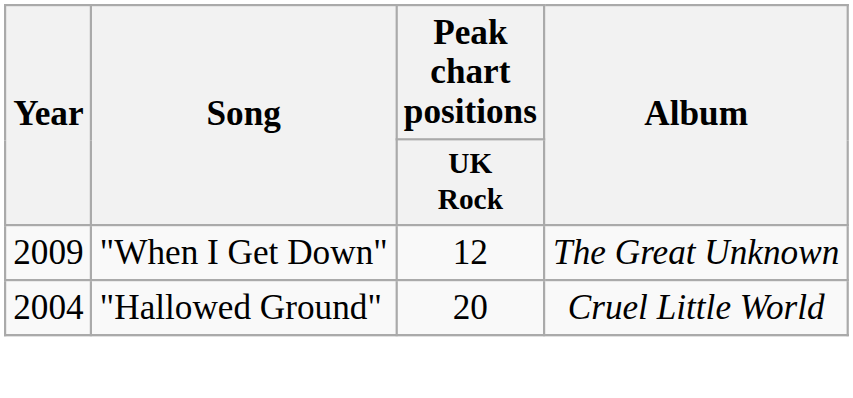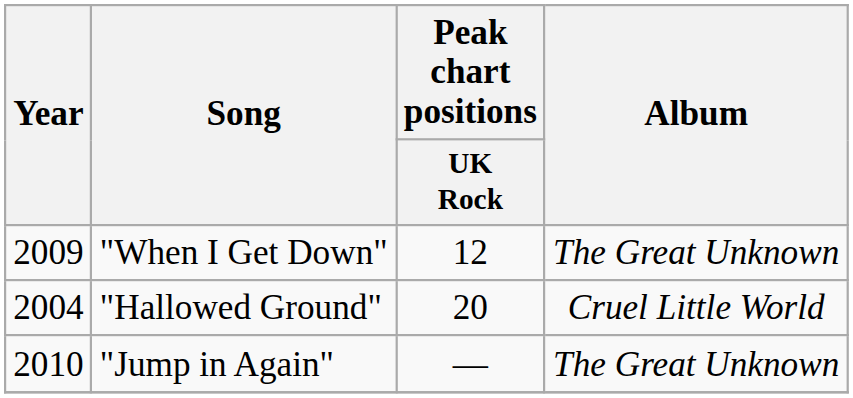+ row: (217, 363)
